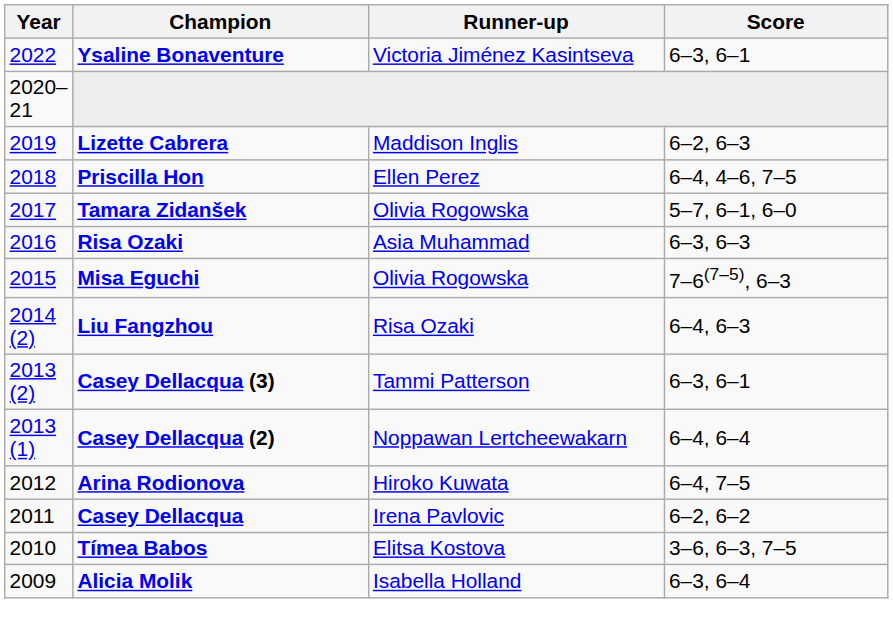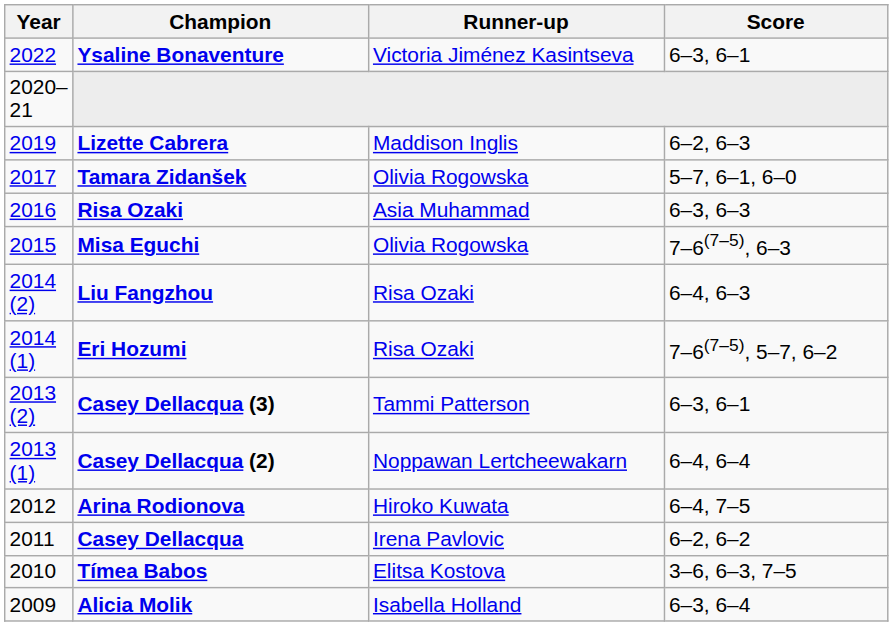- row: (141, 177)
+ row: (132, 349)
